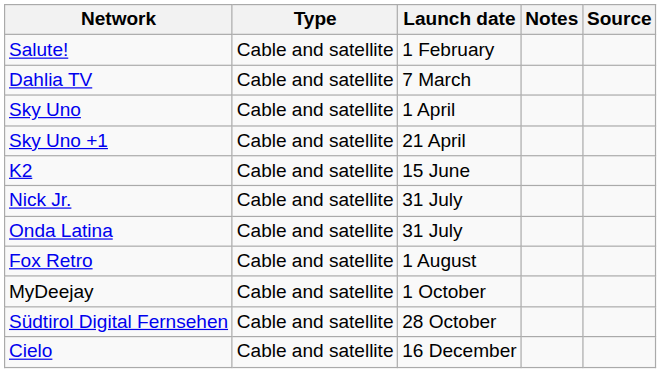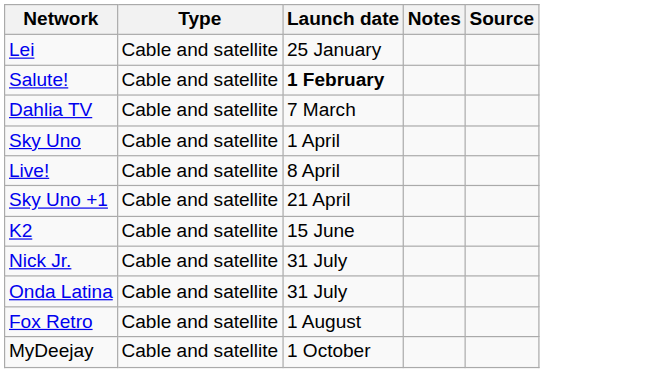+ row: (22, 49)
(448, 49) normal -> (336, 79) bold
+ row: (29, 170)
- row: (119, 321)
- row: (31, 351)
